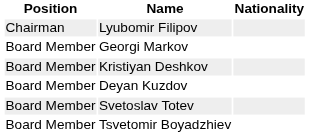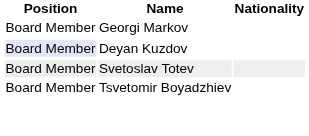- row: (148, 27)
- row: (153, 67)
(51, 85) no background -> (51, 48) lavender background
